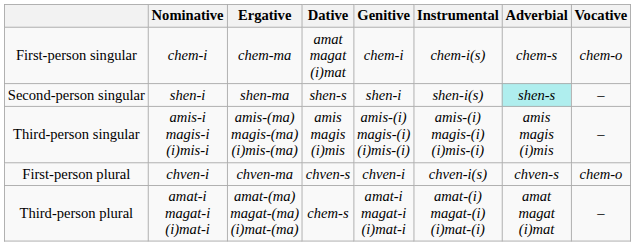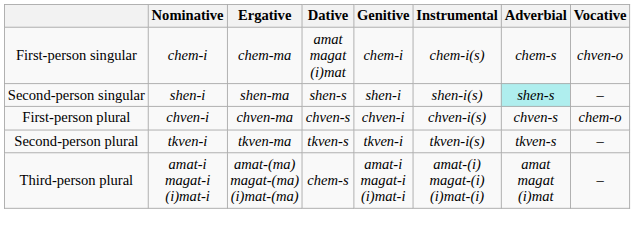(601, 55) chem-o -> (600, 55) chven-o
- row: (76, 134)
+ row: (76, 141)
